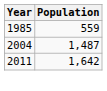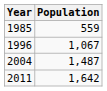+ row: (19, 45)
